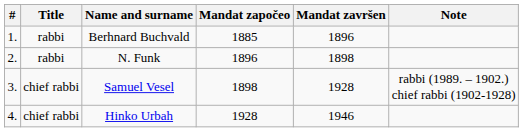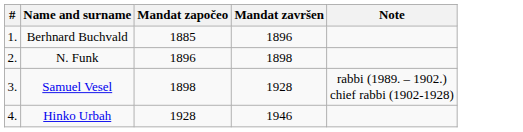- column: (51, 15)
